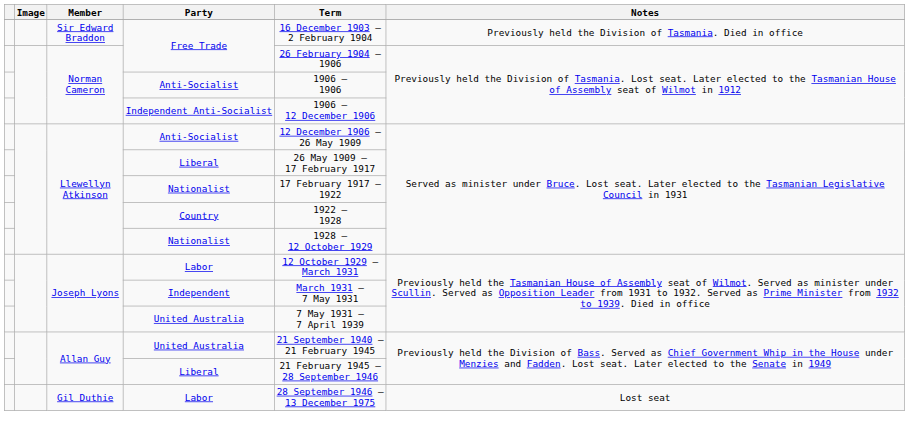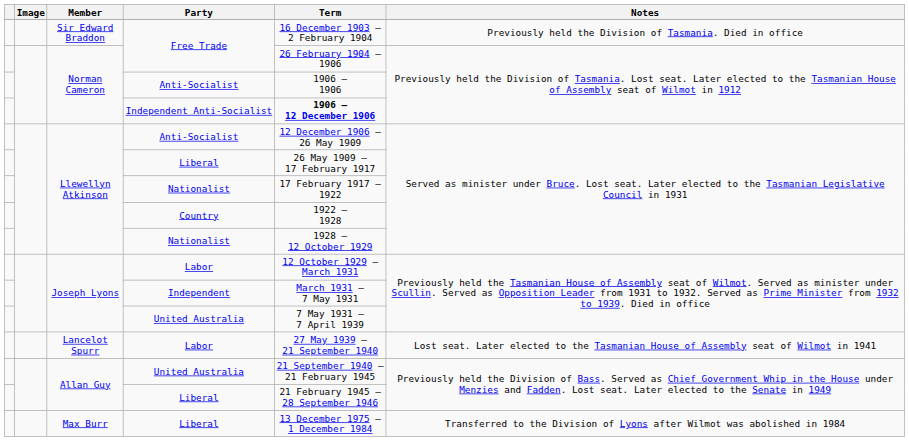(330, 111) normal -> (330, 111) bold
+ row: (85, 345)
- row: (85, 397)
+ row: (85, 423)
